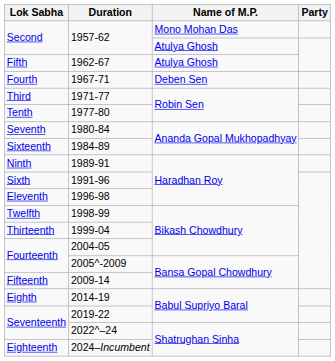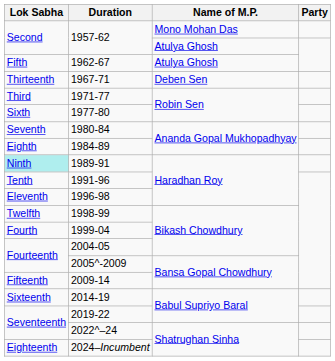(22, 79) Fourth -> (31, 79) Thirteenth
(20, 113) Tenth -> (19, 113) Sixth
(29, 146) Sixteenth -> (22, 146) Eighth
(19, 163) no background -> (19, 163) paleturquoise background
(19, 180) Sixth -> (20, 180) Tenth
(31, 230) Thirteenth -> (22, 230) Fourth
(22, 297) Eighth -> (29, 297) Sixteenth
